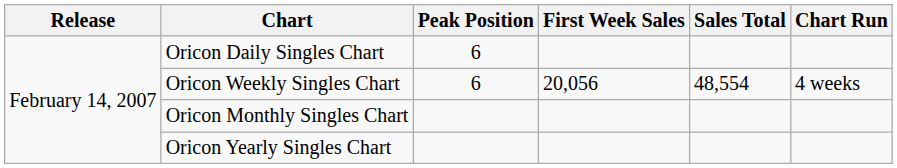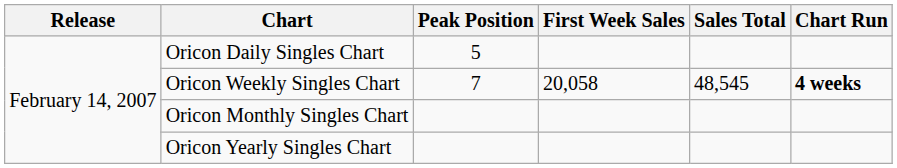(476, 52) 6 -> (476, 52) 5
(476, 83) 6 -> (476, 83) 7
(570, 83) 20,056 -> (570, 83) 20,058
(722, 83) 48,554 -> (722, 83) 48,545
(827, 83) normal -> (828, 83) bold
